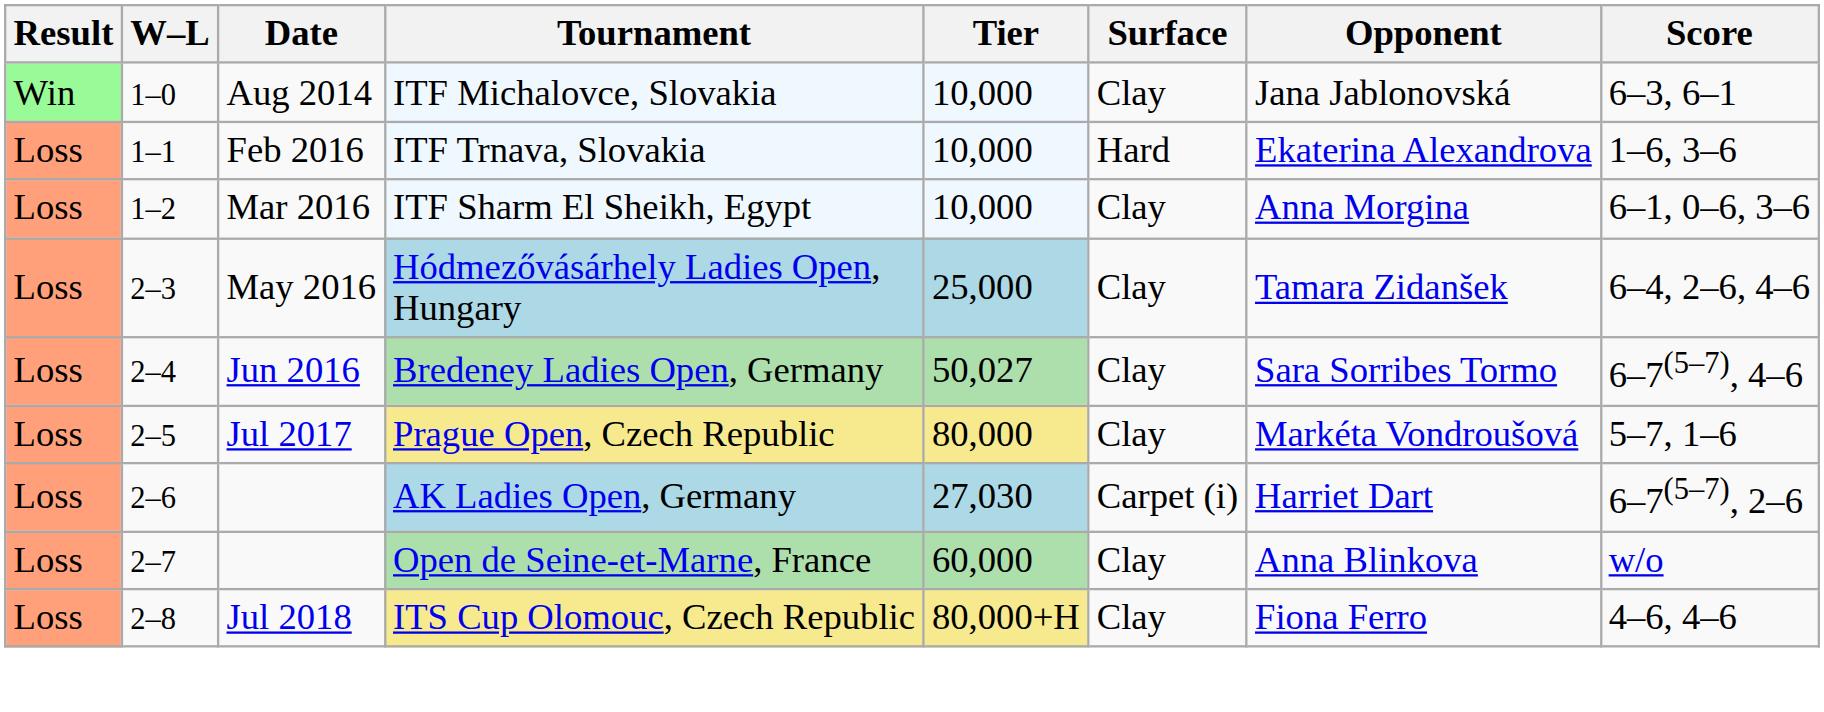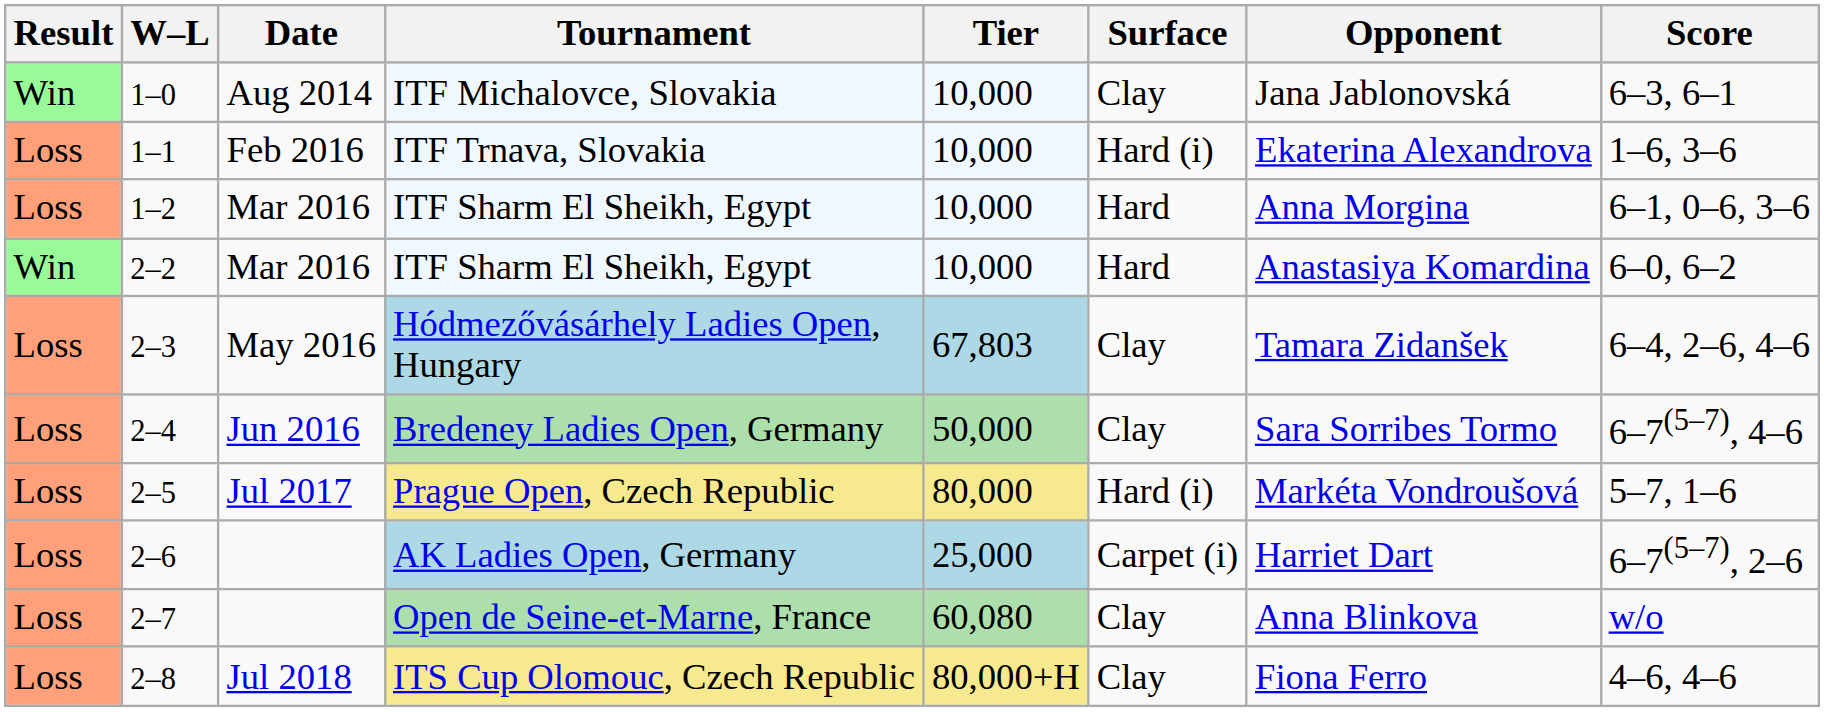(1133, 149) Hard -> (1155, 149) Hard (i)
(1131, 207) Clay -> (1133, 207) Hard
+ row: (153, 268)
(982, 286) 25,000 -> (982, 344) 67,803
(982, 370) 50,027 -> (982, 428) 50,000
(1131, 433) Clay -> (1155, 491) Hard (i)
(982, 496) 27,030 -> (982, 554) 25,000
(982, 559) 60,000 -> (982, 617) 60,080
